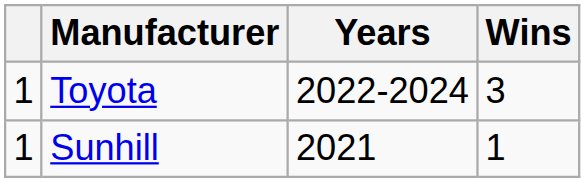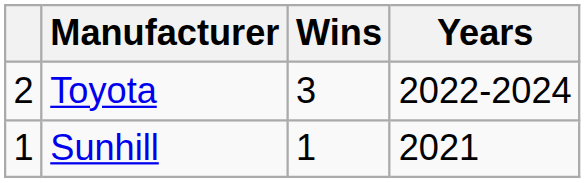columns swapped: (382, 33) <-> (529, 33)
(24, 90) 1 -> (24, 90) 2
